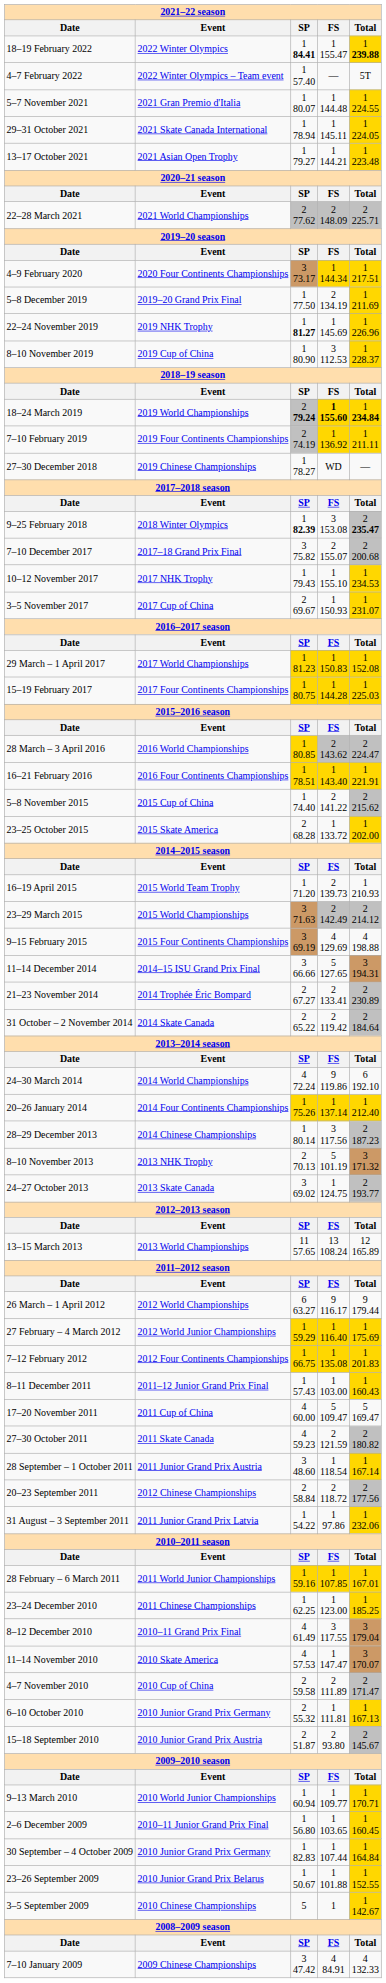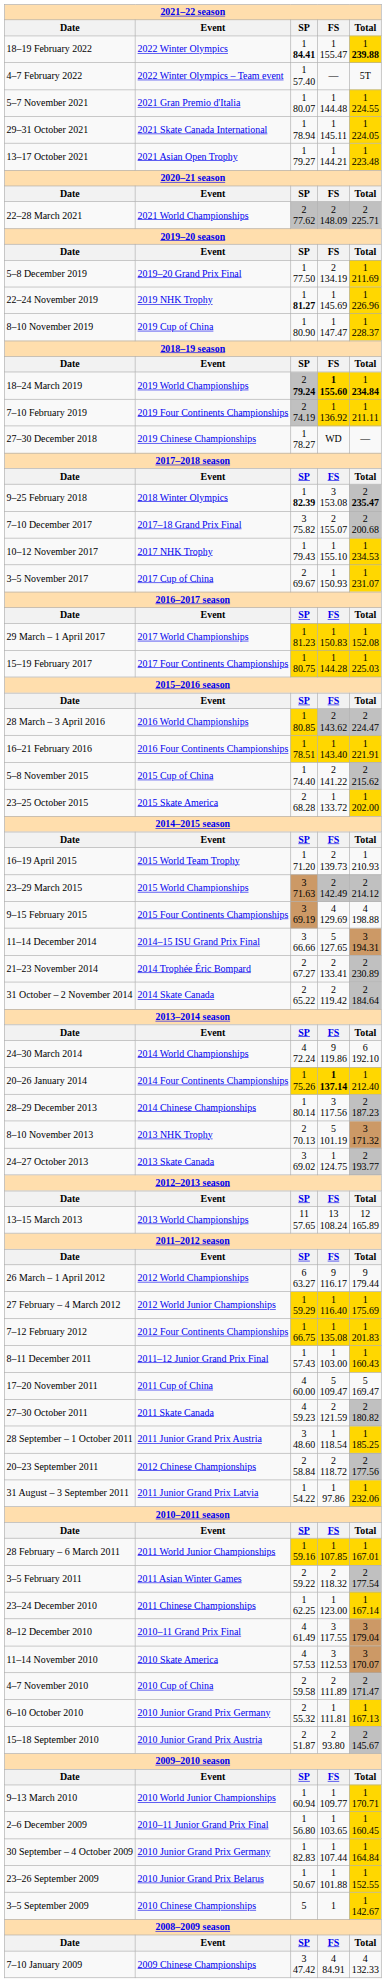- row: (44, 273)
(333, 354) 3 112.53 -> (333, 327) 1 147.47
(333, 1107) normal -> (333, 1081) bold
(365, 1466) 1 167.14 -> (365, 1439) 1 185.25
+ row: (44, 1578)
(365, 1605) 1 185.25 -> (365, 1605) 1 167.14
(333, 1659) 1 147.47 -> (333, 1659) 3 112.53
